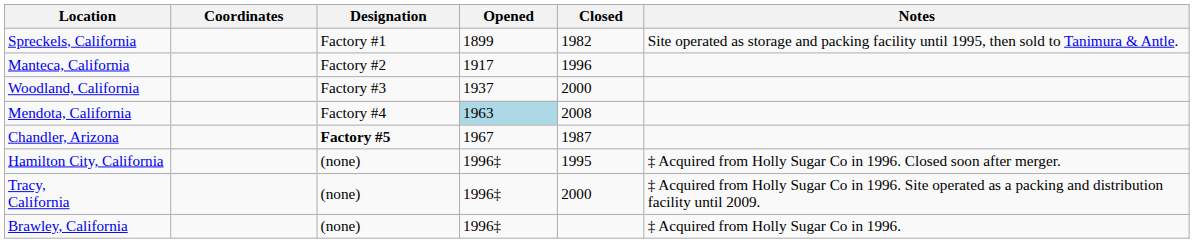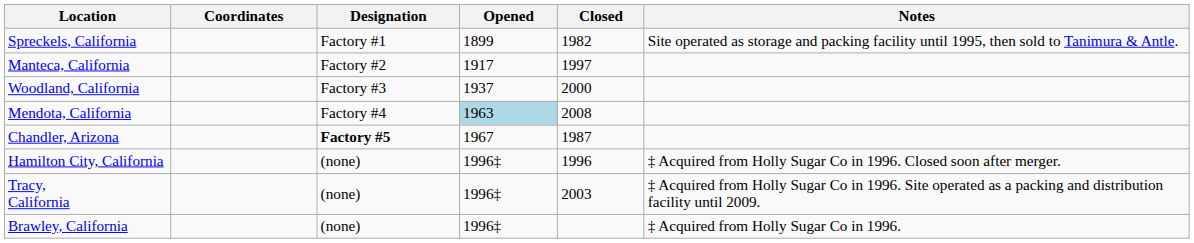(576, 64) 1996 -> (576, 64) 1997
(576, 161) 1995 -> (576, 161) 1996
(576, 193) 2000 -> (576, 193) 2003
